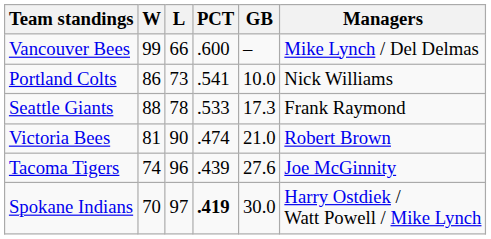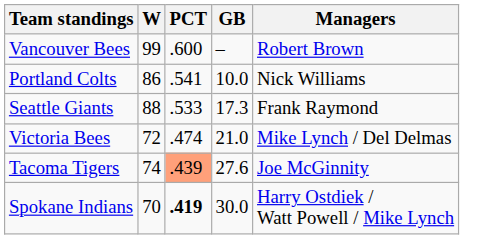- column: (179, 19)
(382, 49) Mike Lynch / Del Delmas -> (310, 49) Robert Brown
(152, 138) 81 -> (152, 138) 72
(338, 138) Robert Brown -> (354, 138) Mike Lynch / Del Delmas
(213, 167) no background -> (186, 167) lightsalmon background
